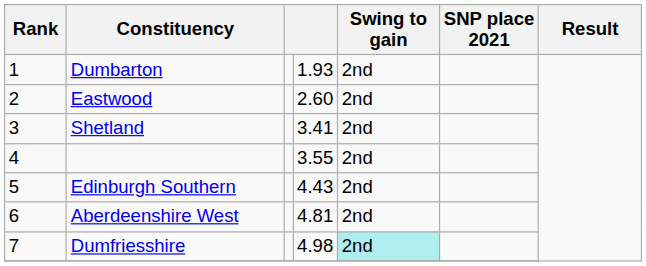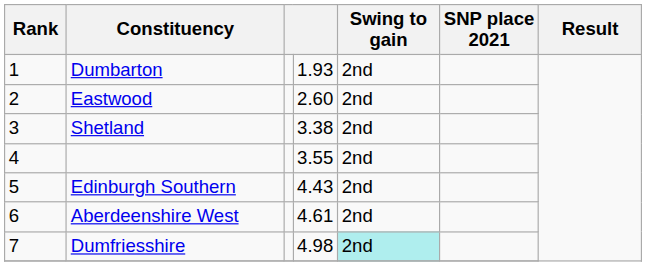(315, 128) 3.41 -> (315, 128) 3.38
(315, 216) 4.81 -> (315, 216) 4.61
